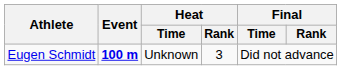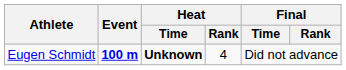(171, 55) normal -> (173, 55) bold
(219, 55) 3 -> (223, 55) 4
